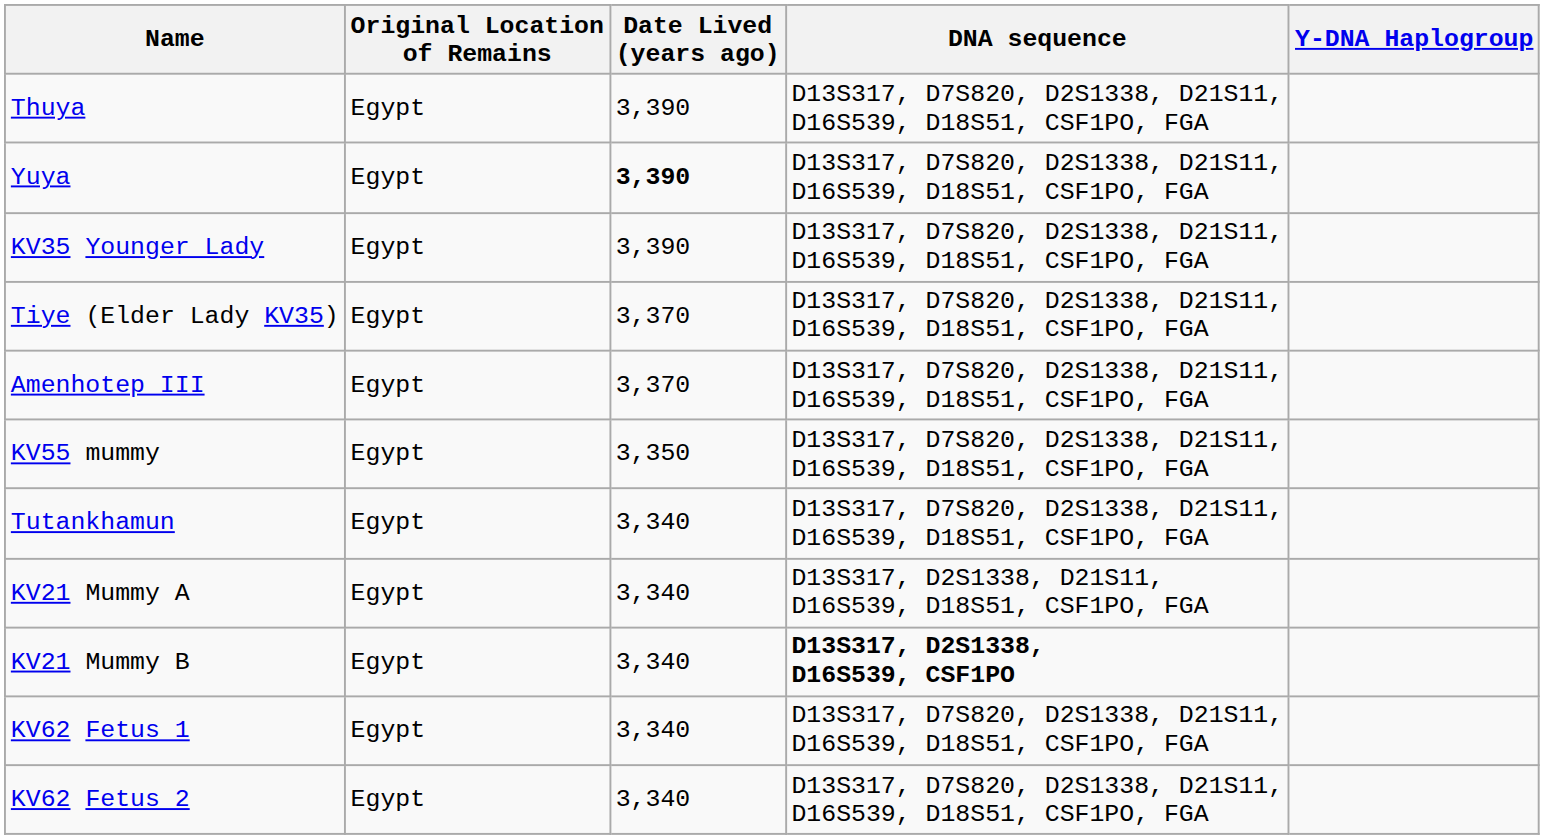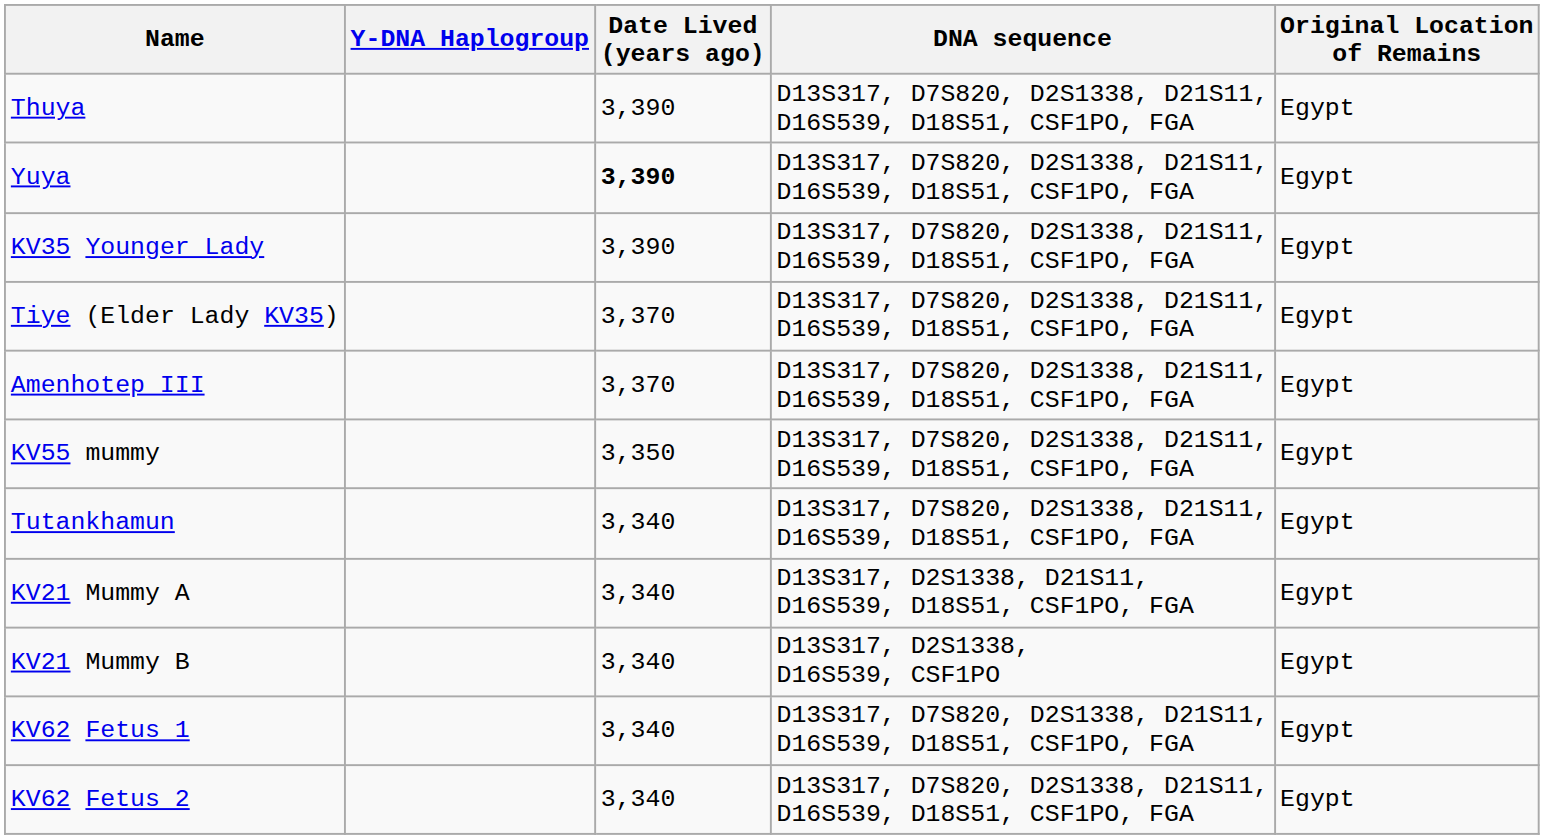columns swapped: (477, 40) <-> (1414, 40)
(918, 662) bold -> (903, 662) normal
